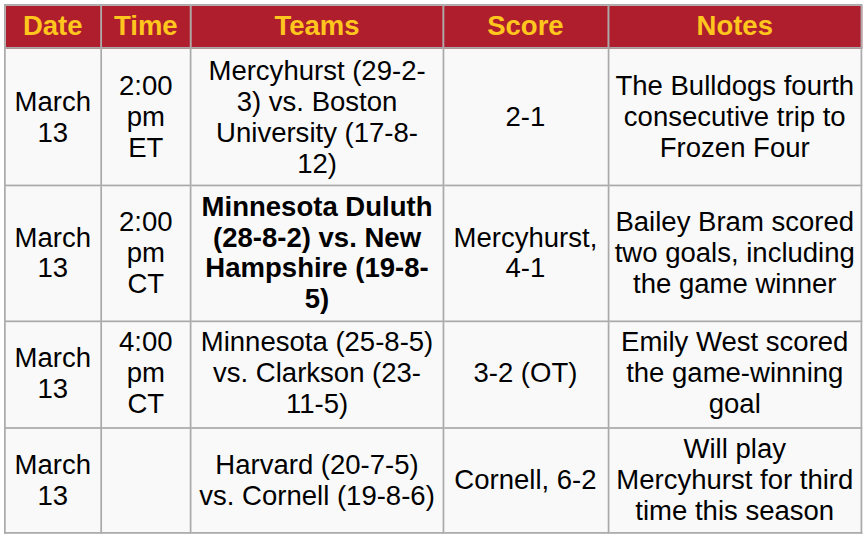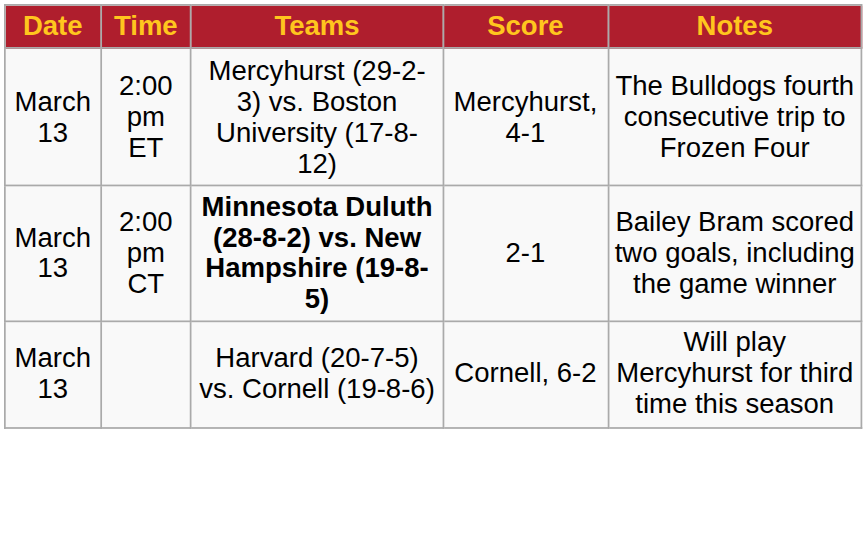(525, 116) 2-1 -> (525, 116) Mercyhurst, 4-1
(525, 252) Mercyhurst, 4-1 -> (525, 252) 2-1
- row: (146, 373)
